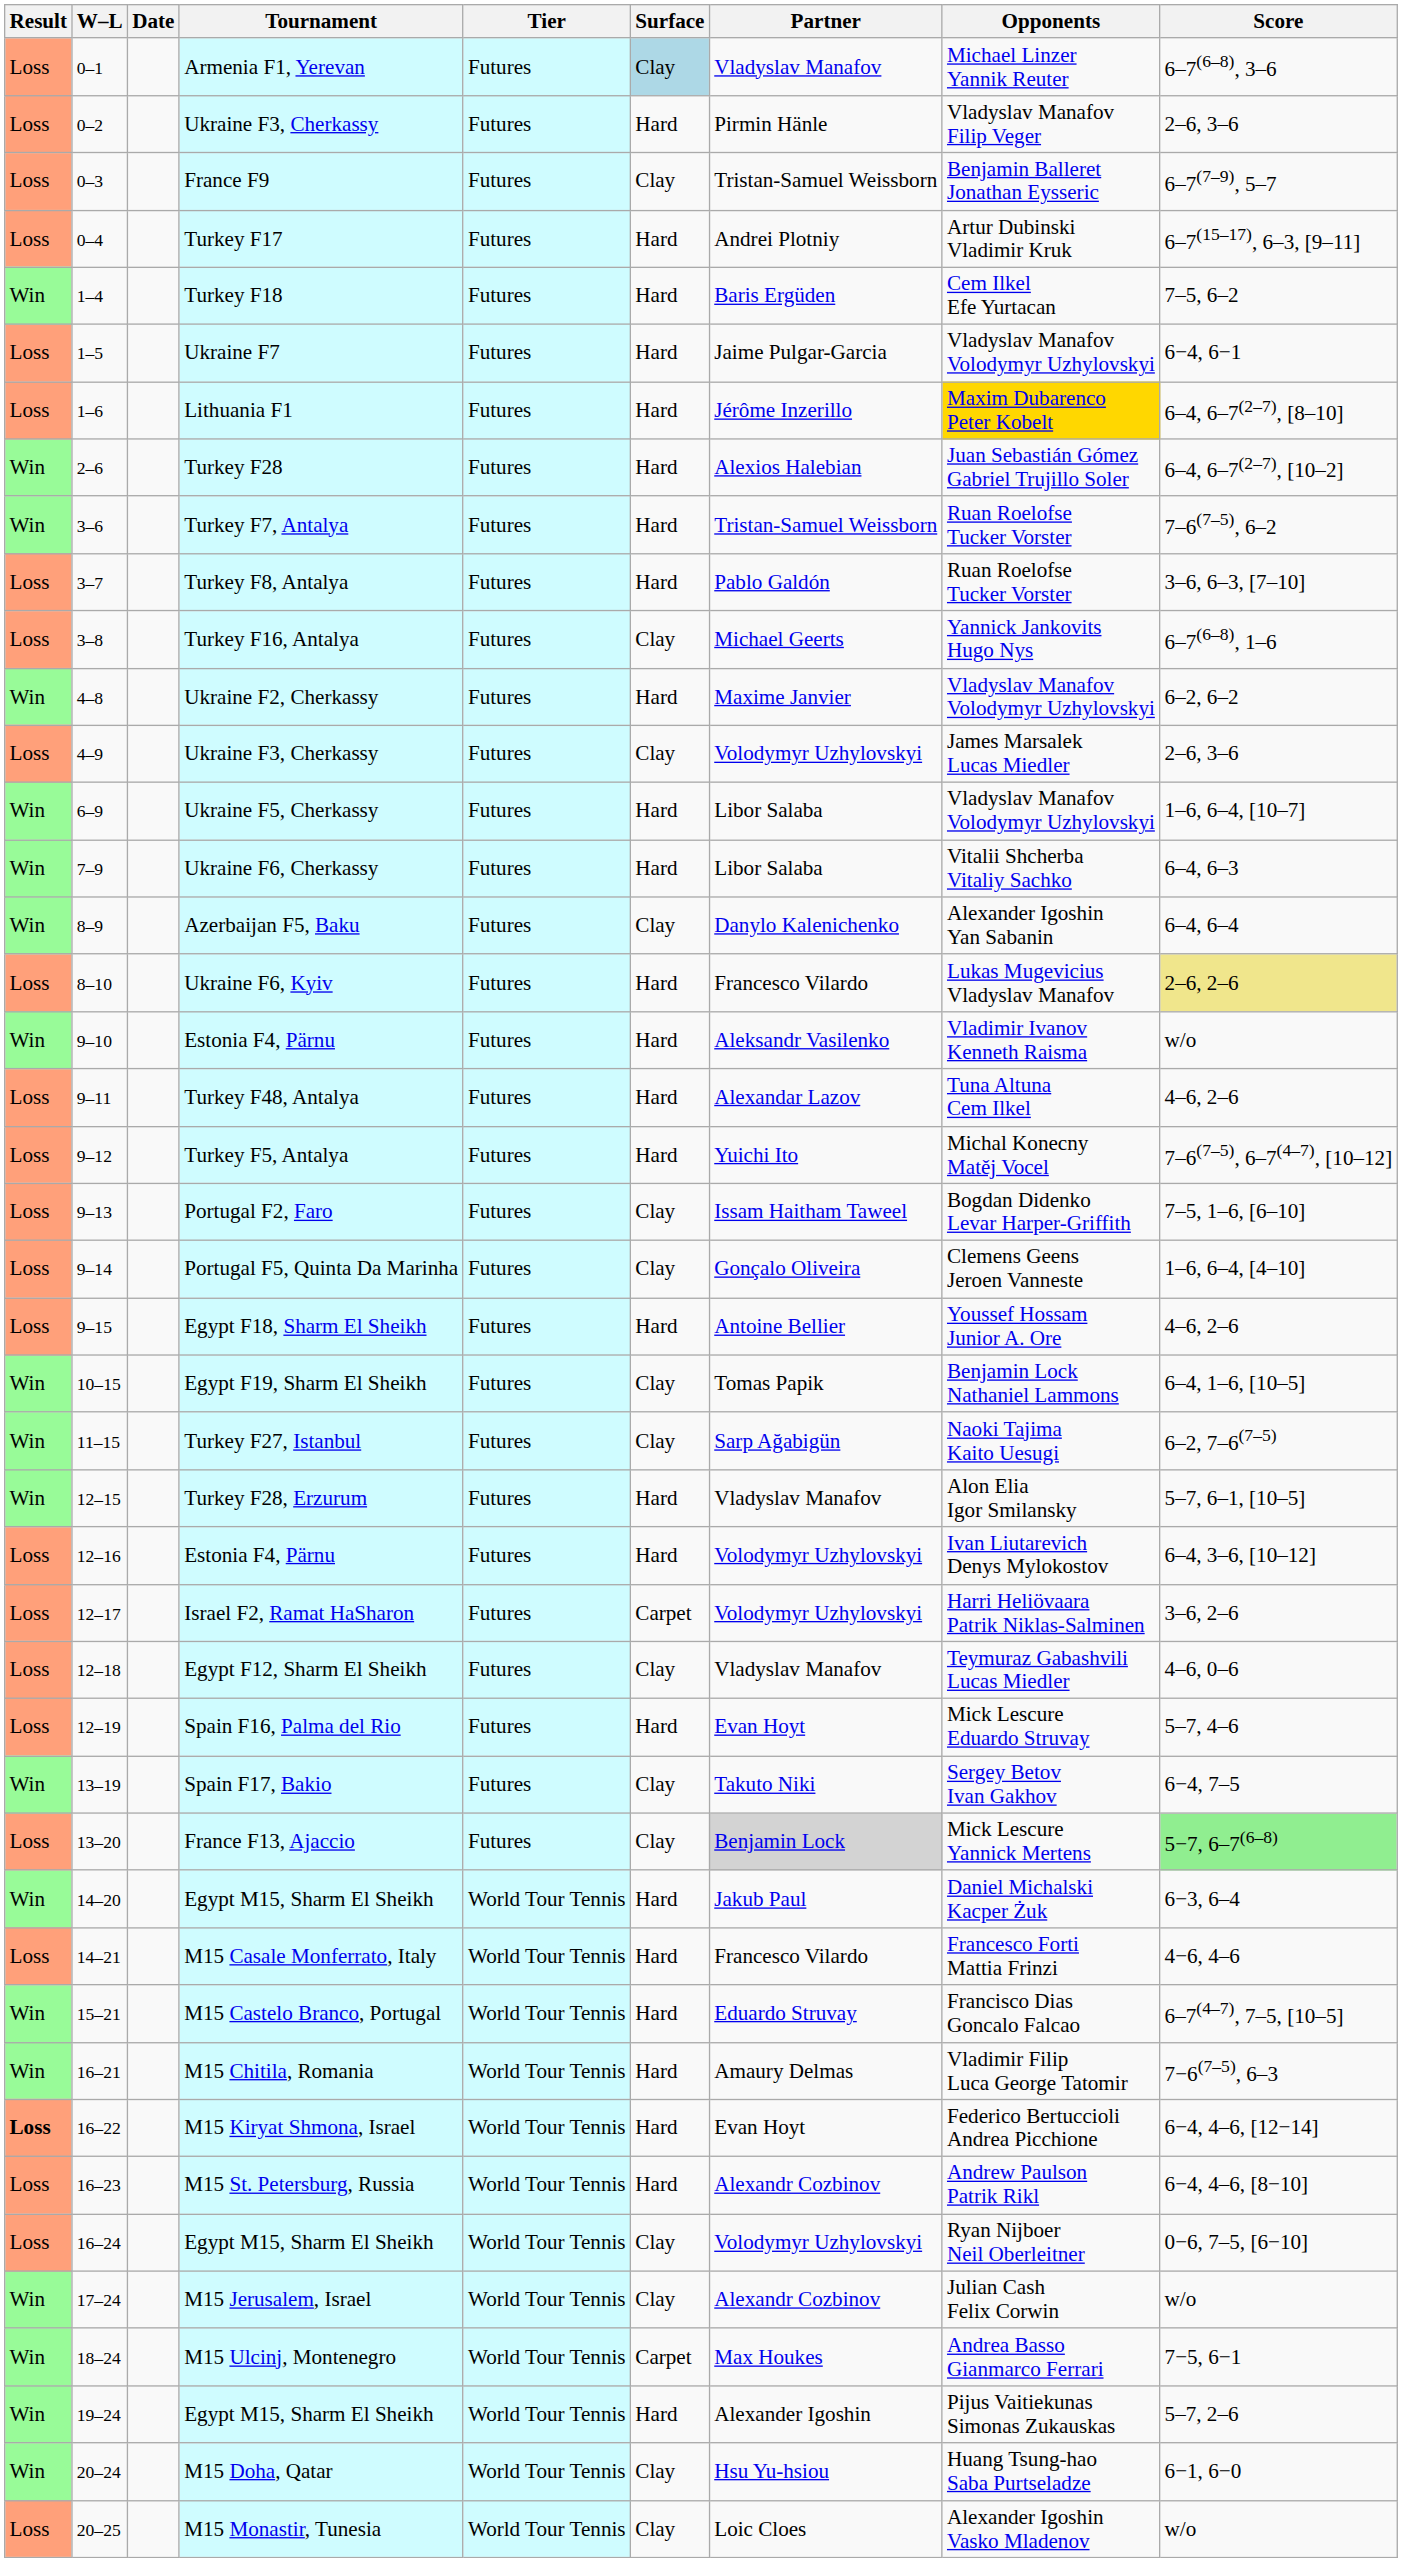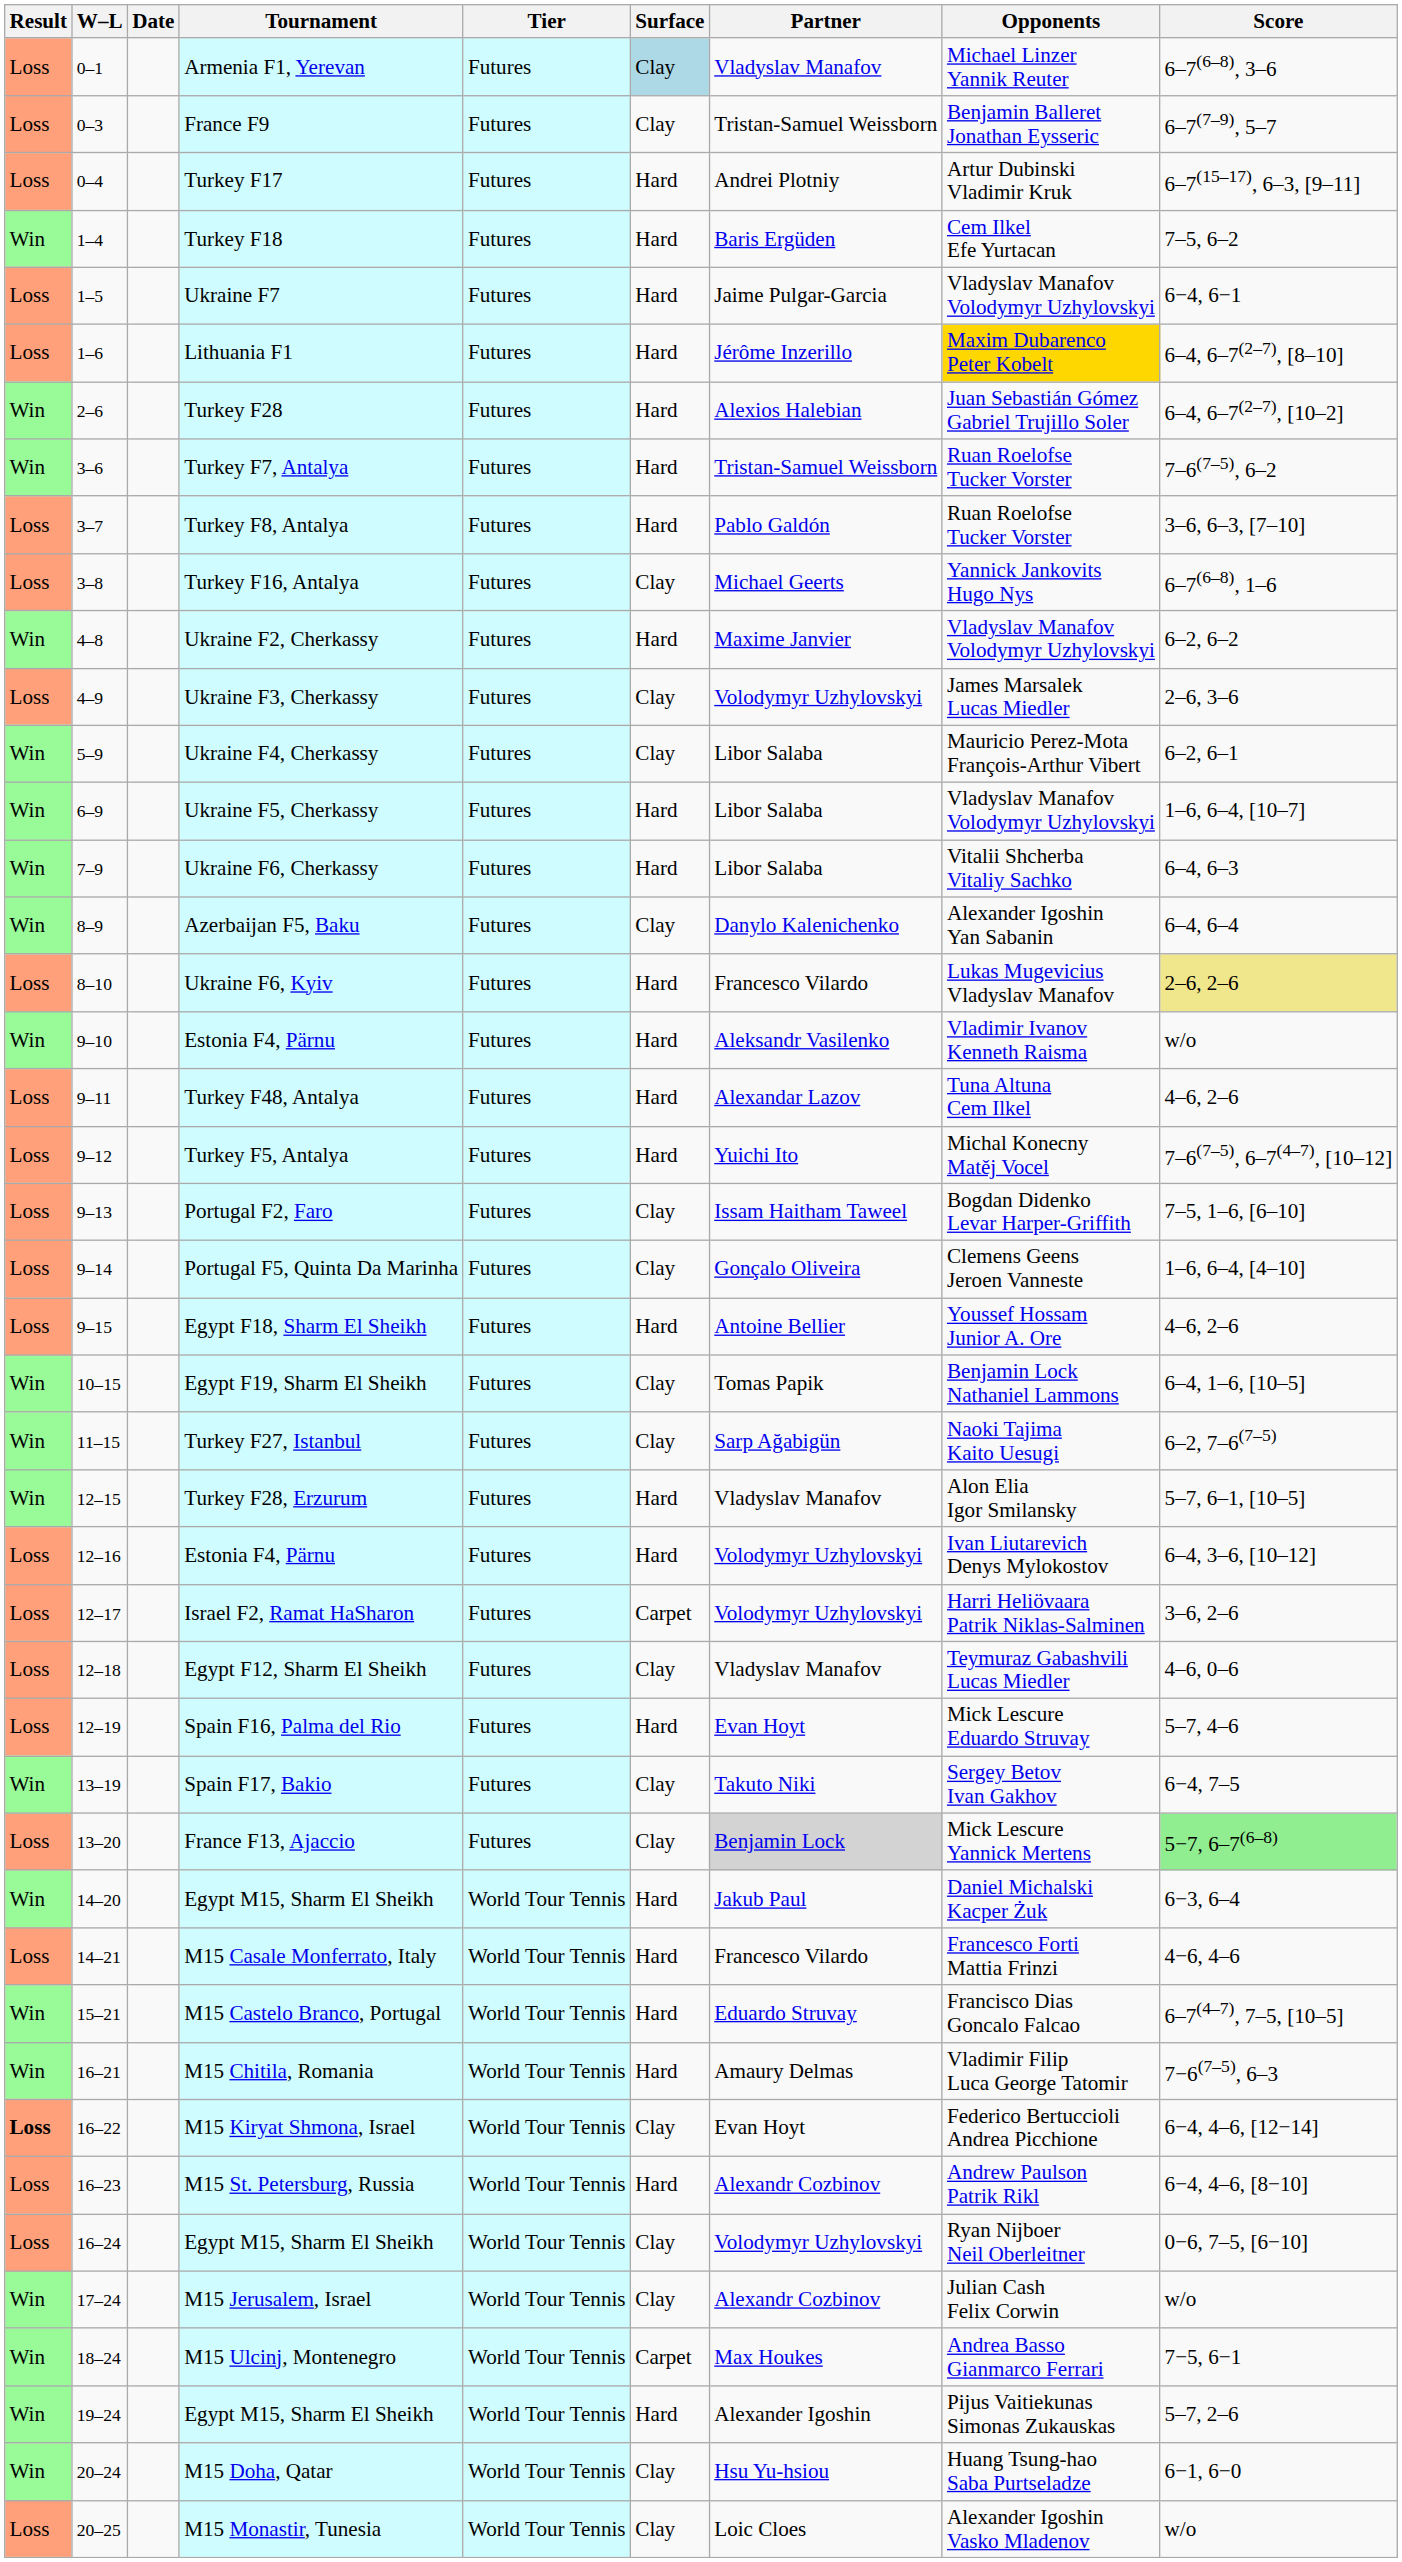- row: (90, 125)
+ row: (90, 755)
(656, 2127) Hard -> (655, 2127) Clay
